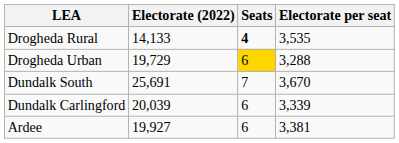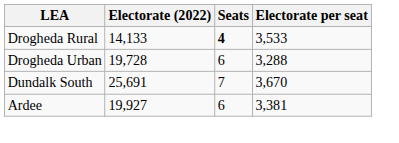(295, 37) 3,535 -> (271, 37) 3,533
(151, 60) 19,729 -> (128, 60) 19,728
(245, 60) gold background -> (221, 60) no background
- row: (67, 104)
